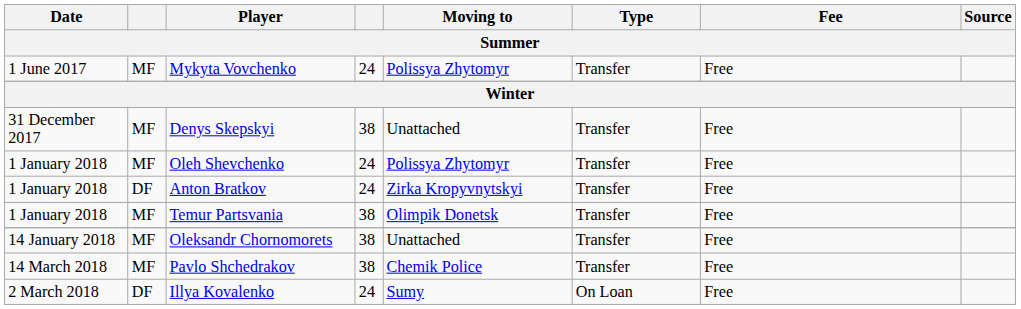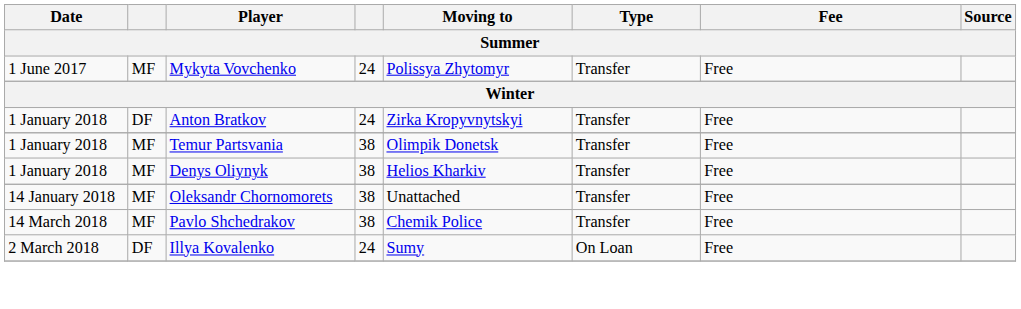- row: (222, 128)
- row: (227, 163)
+ row: (219, 171)
